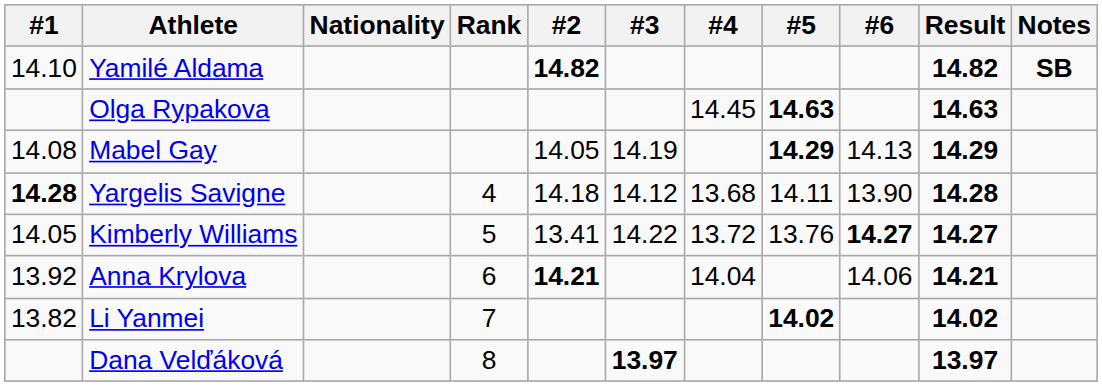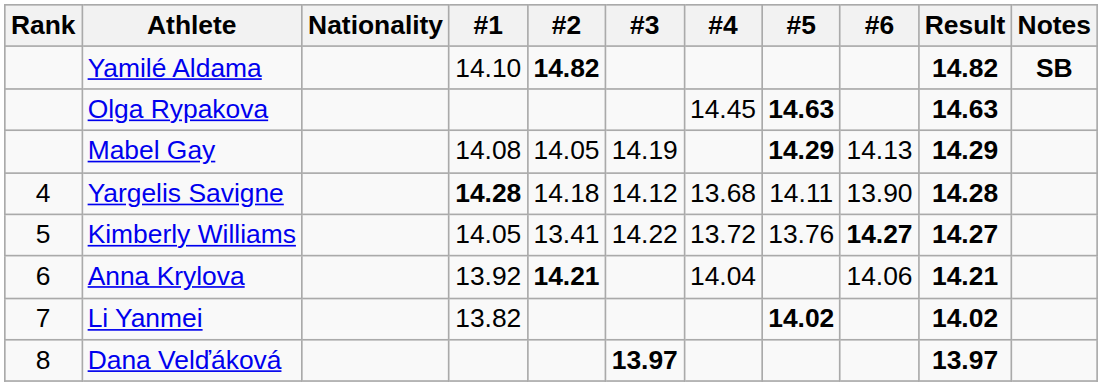columns swapped: (489, 25) <-> (44, 25)
